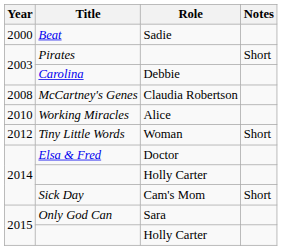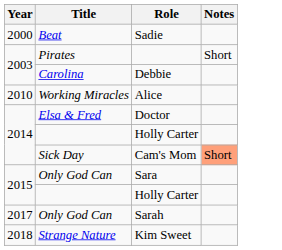- row: (20, 94)
- row: (20, 134)
(257, 194) no background -> (218, 154) lightsalmon background
+ row: (20, 214)
+ row: (20, 235)
